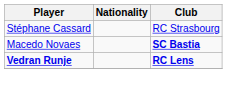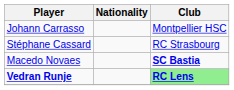+ row: (45, 29)
(173, 61) no background -> (173, 77) lightgreen background
